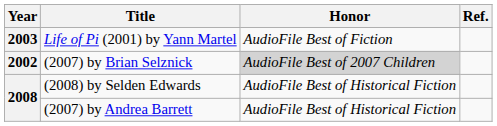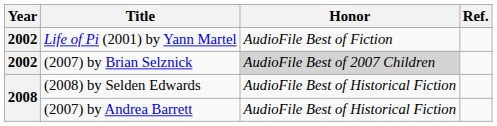(23, 39) 2003 -> (23, 39) 2002
